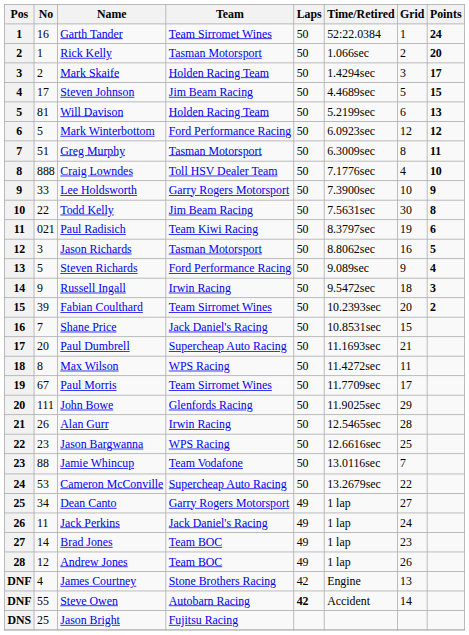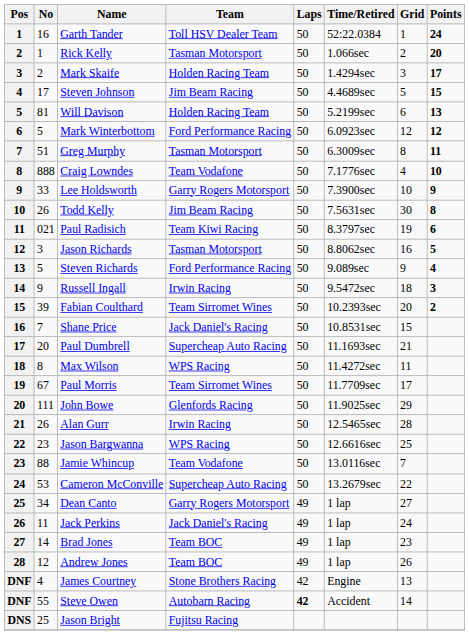(220, 34) Team Sirromet Wines -> (223, 34) Toll HSV Dealer Team
(223, 170) Toll HSV Dealer Team -> (206, 170) Team Vodafone
(43, 209) 22 -> (43, 209) 26
